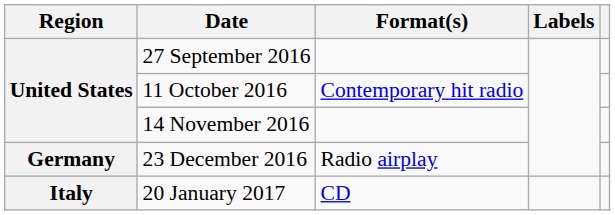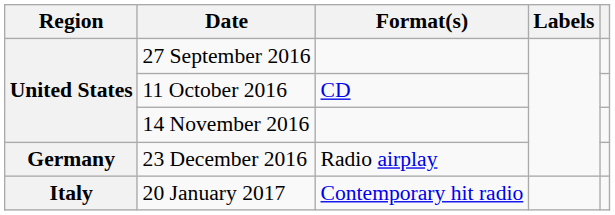(422, 90) Contemporary hit radio -> (336, 90) CD
(336, 192) CD -> (422, 192) Contemporary hit radio
